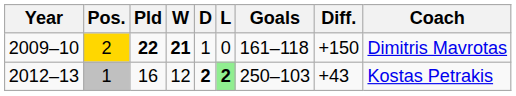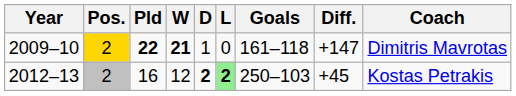(339, 47) +150 -> (339, 47) +147
(107, 76) 1 -> (107, 76) 2
(334, 76) +43 -> (334, 76) +45
